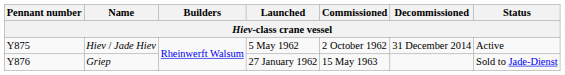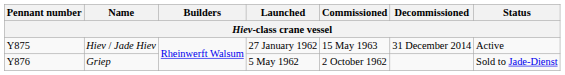(274, 45) 5 May 1962 -> (283, 45) 27 January 1962
(354, 45) 2 October 1962 -> (350, 45) 15 May 1963
(283, 62) 27 January 1962 -> (274, 62) 5 May 1962
(350, 62) 15 May 1963 -> (354, 62) 2 October 1962
